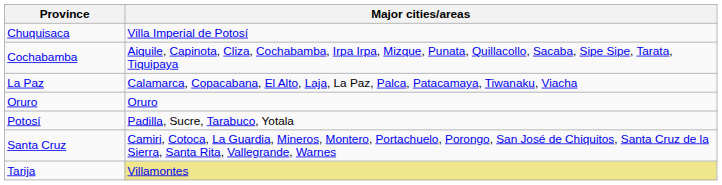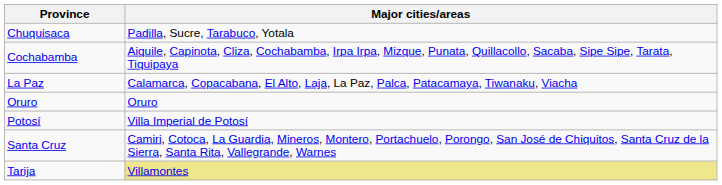(188, 33) Villa Imperial de Potosí -> (211, 33) Padilla, Sucre, Tarabuco, Yotala
(211, 121) Padilla, Sucre, Tarabuco, Yotala -> (188, 121) Villa Imperial de Potosí
